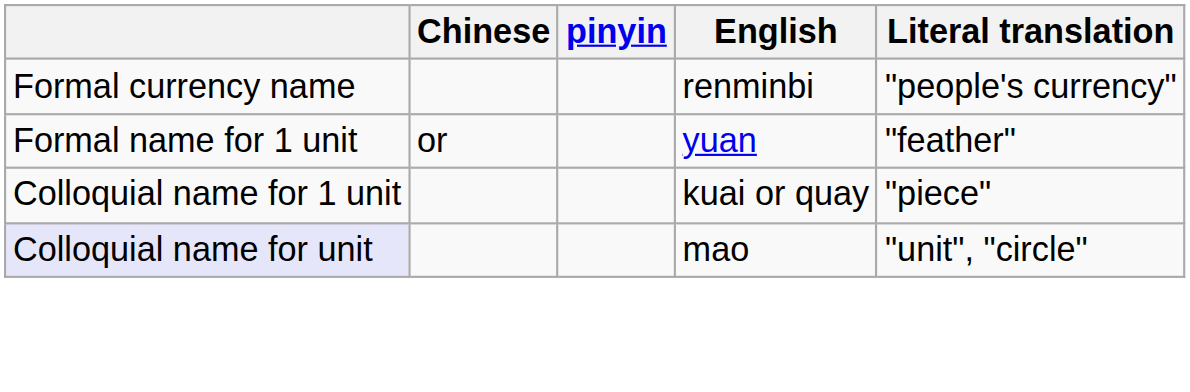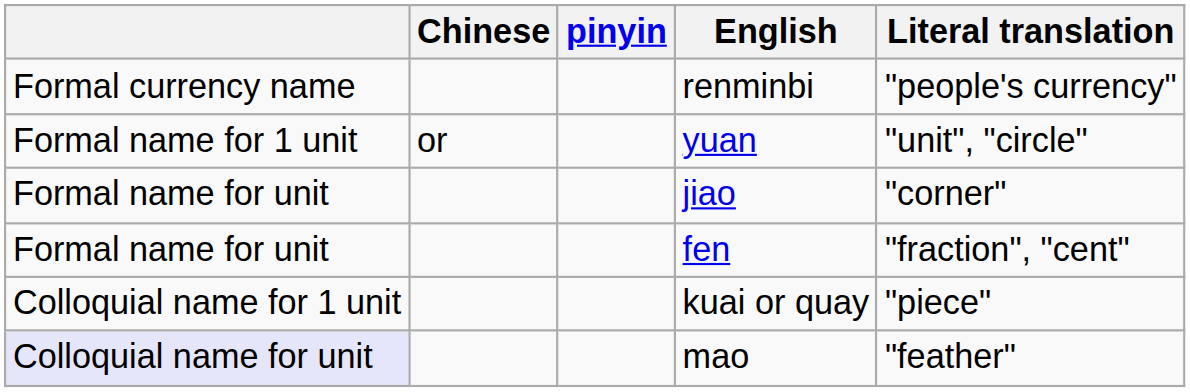(950, 140) "feather" -> (986, 140) "unit", "circle"
+ row: (709, 194)
+ row: (706, 248)
(986, 248) "unit", "circle" -> (950, 357) "feather"
